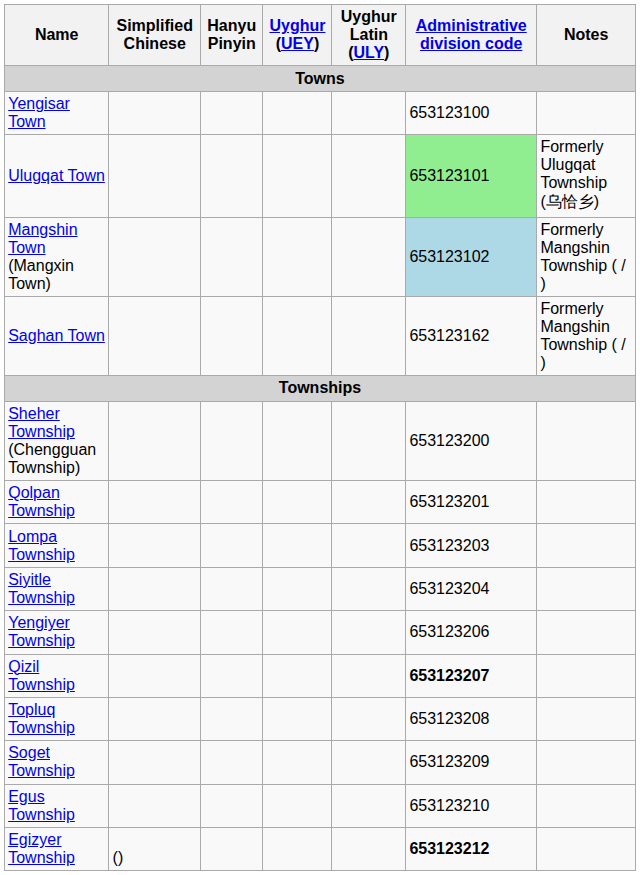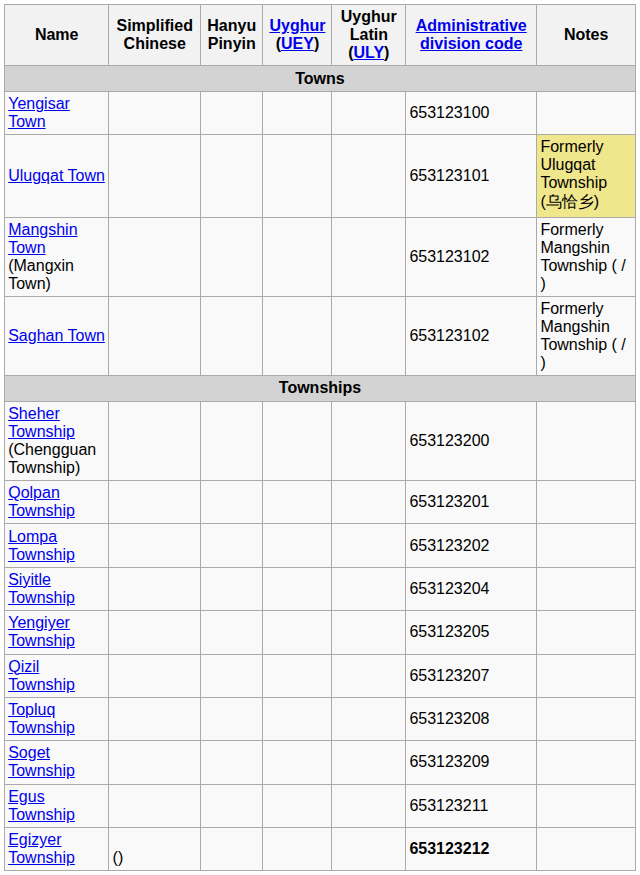(449, 175) lightgreen background -> (449, 175) no background
(574, 174) no background -> (574, 174) khaki background
(449, 256) lightblue background -> (449, 256) no background
(449, 336) 653123162 -> (449, 336) 653123102
(449, 545) 653123203 -> (449, 545) 653123202
(449, 632) 653123206 -> (449, 632) 653123205
(449, 675) bold -> (449, 675) normal
(449, 805) 653123210 -> (449, 805) 653123211
